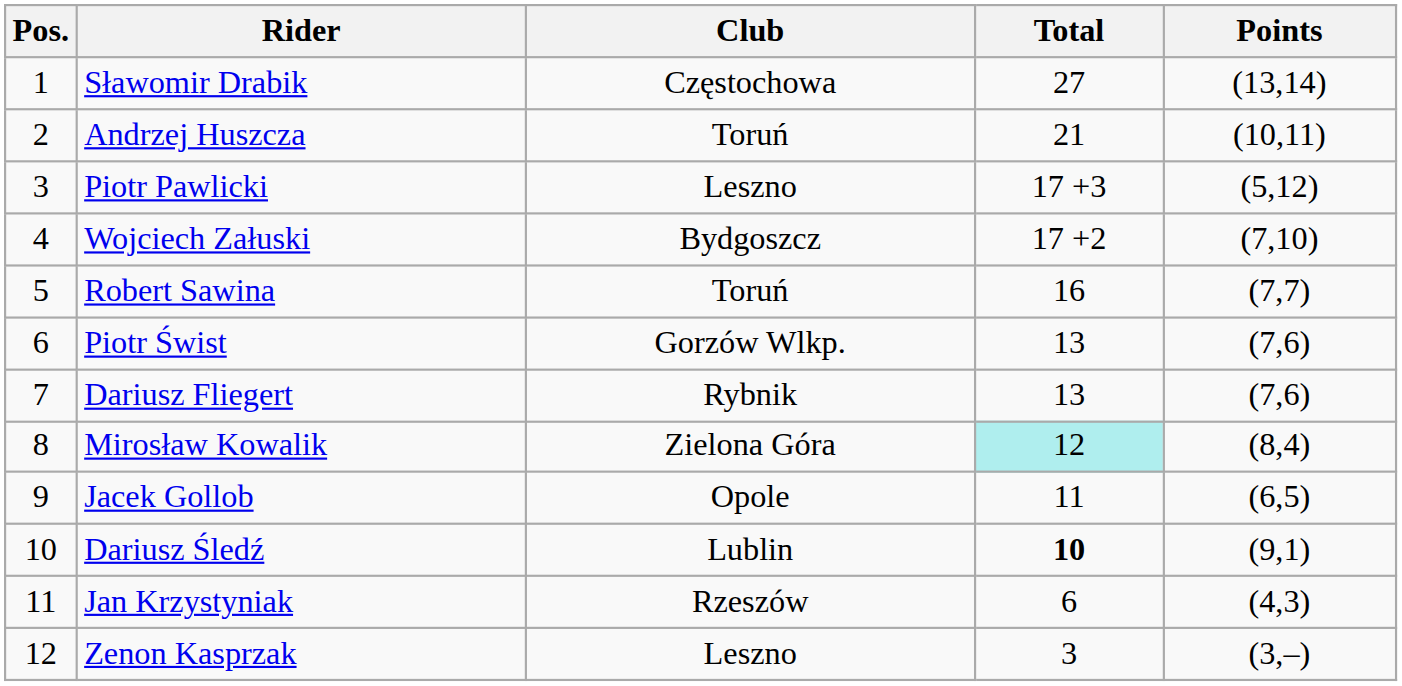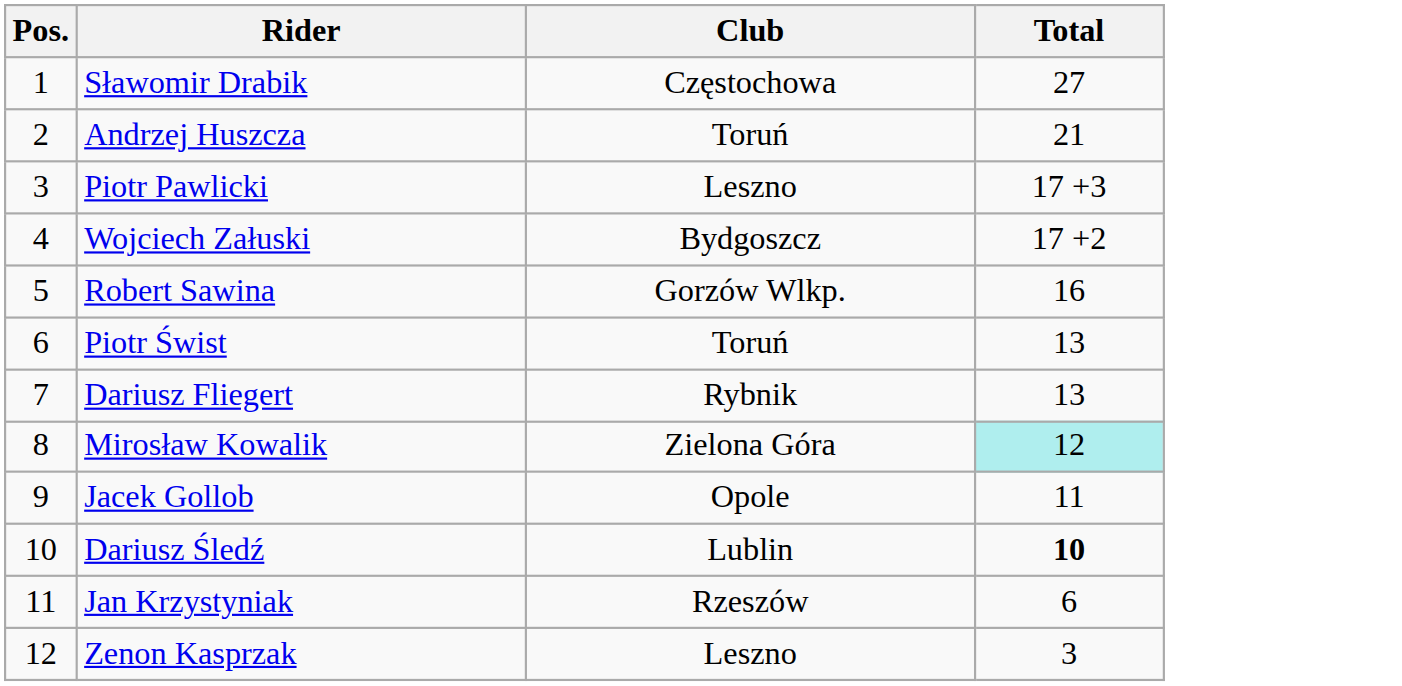- column: (1279, 30)
(750, 290) Toruń -> (750, 290) Gorzów Wlkp.
(750, 342) Gorzów Wlkp. -> (750, 342) Toruń
